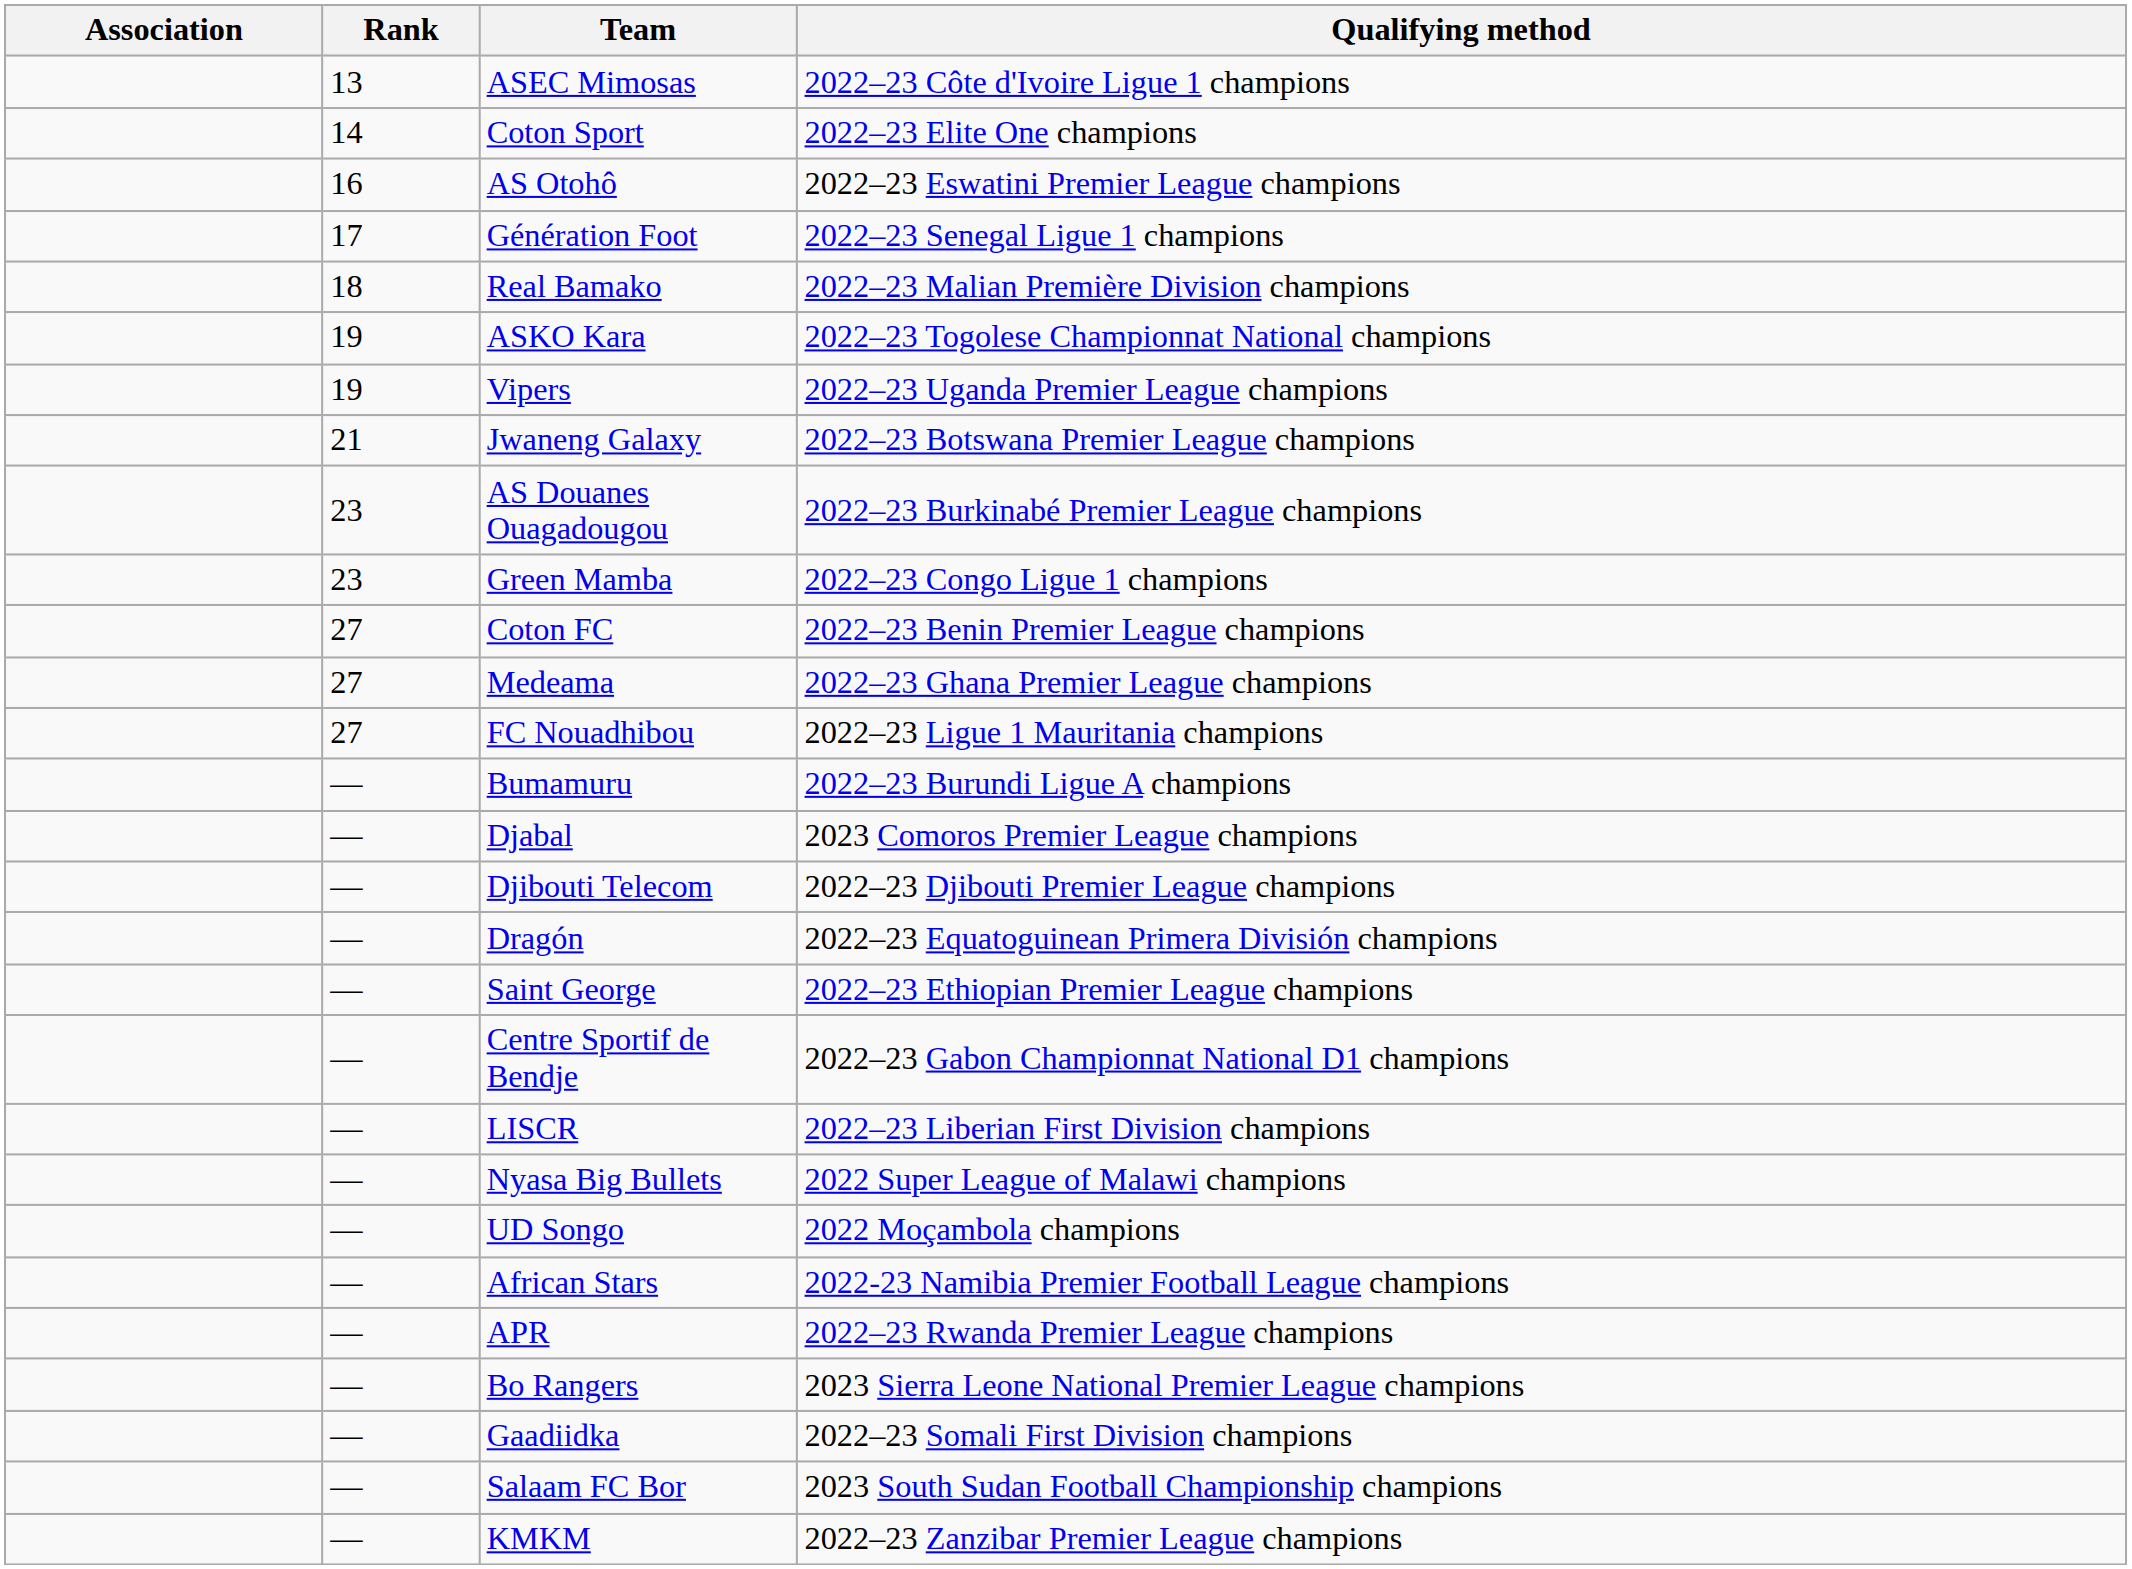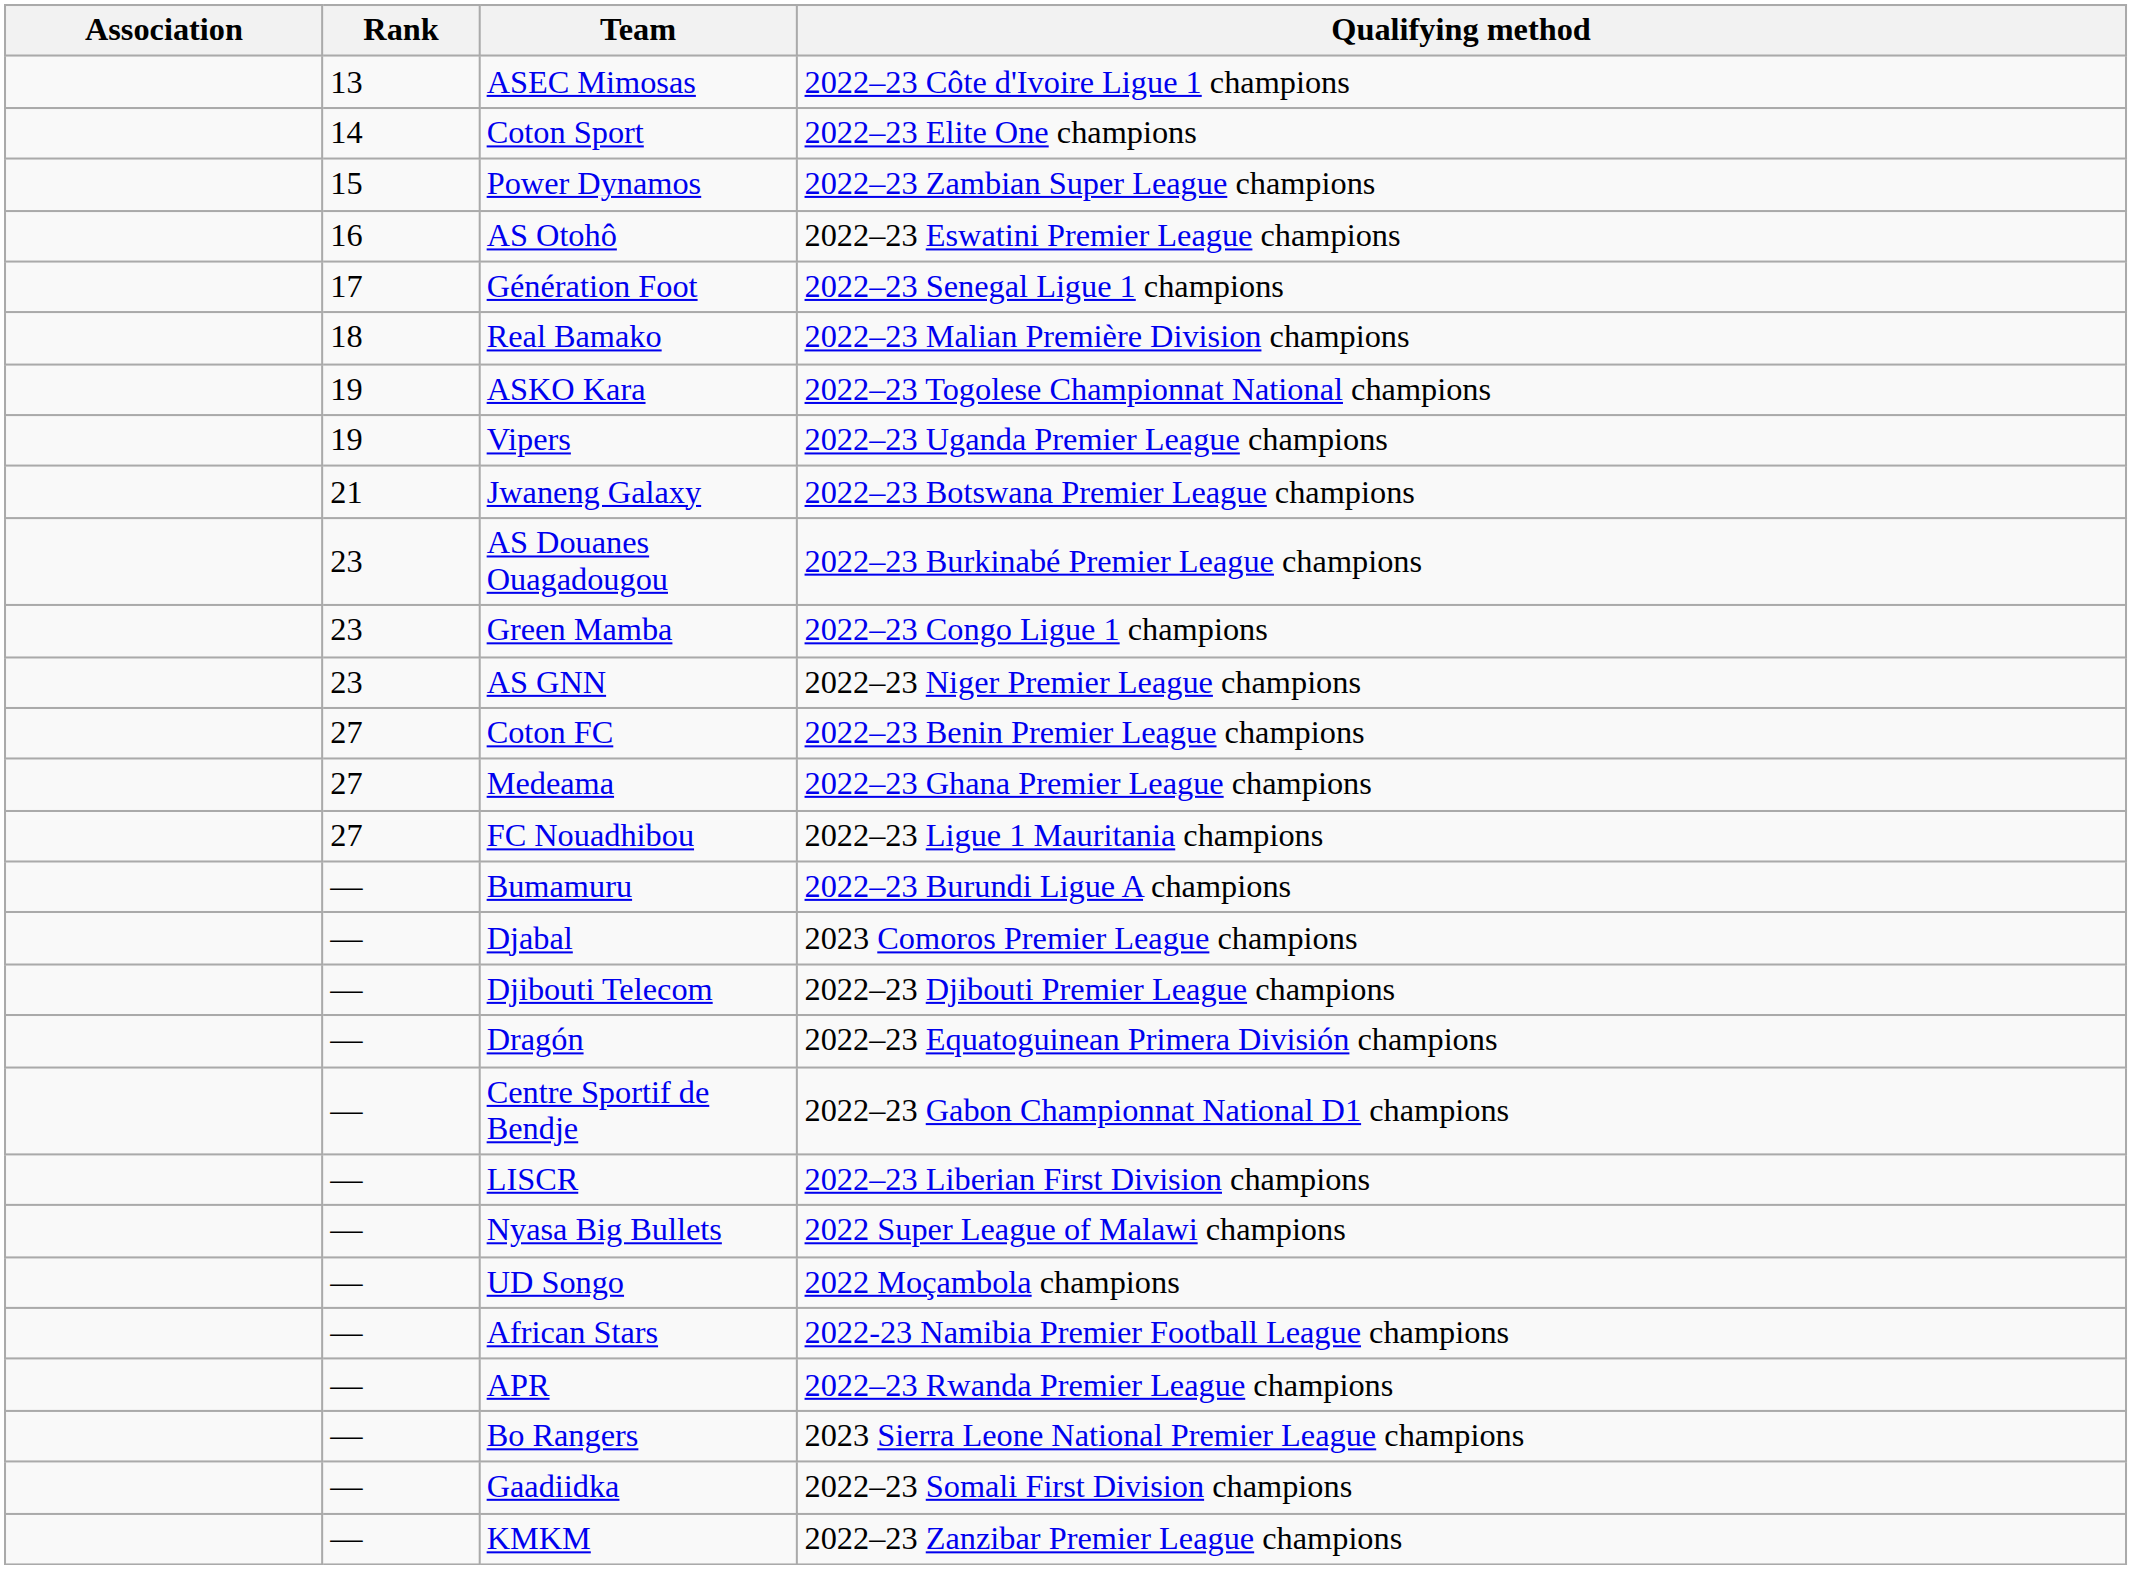+ row: (594, 183)
+ row: (546, 681)
- row: (571, 989)
- row: (586, 1486)
